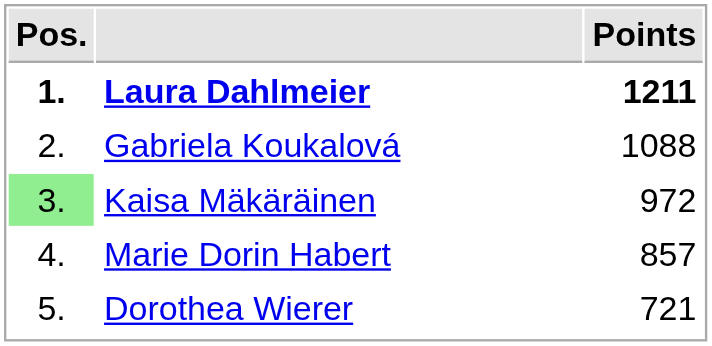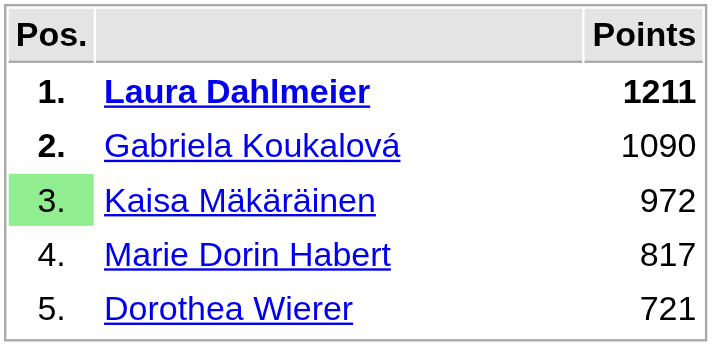(52, 146) normal -> (52, 146) bold
(659, 146) 1088 -> (659, 146) 1090
(668, 254) 857 -> (668, 254) 817
